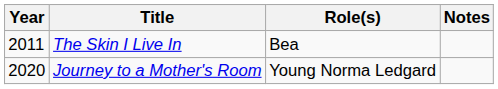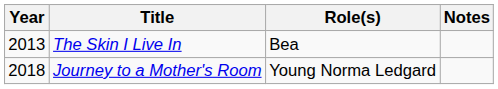(26, 44) 2011 -> (27, 44) 2013
(27, 70) 2020 -> (27, 70) 2018
